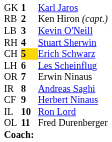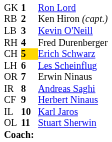(58, 7) Karl Jaros -> (57, 7) Ron Lord
(67, 42) Stuart Sherwin -> (73, 42) Fred Durenberger
(57, 111) Ron Lord -> (58, 111) Karl Jaros
(73, 123) Fred Durenberger -> (67, 123) Stuart Sherwin
